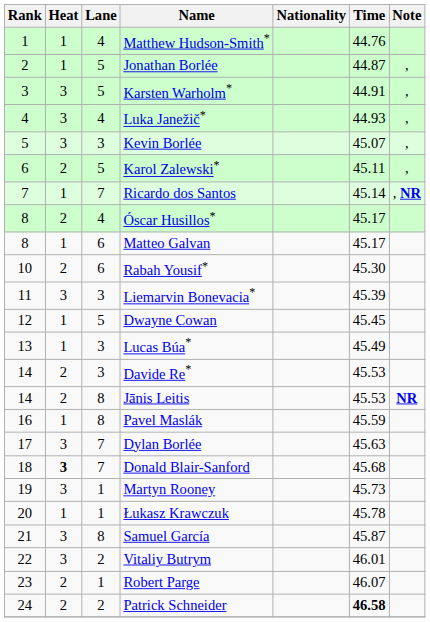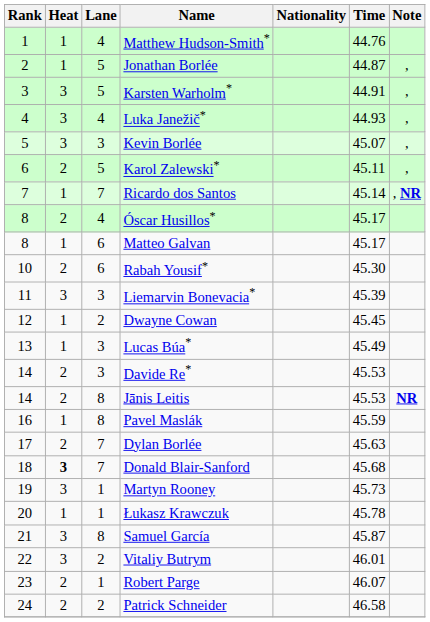(101, 320) 5 -> (101, 320) 2
(63, 444) 3 -> (63, 444) 2
(369, 605) bold -> (369, 605) normal
